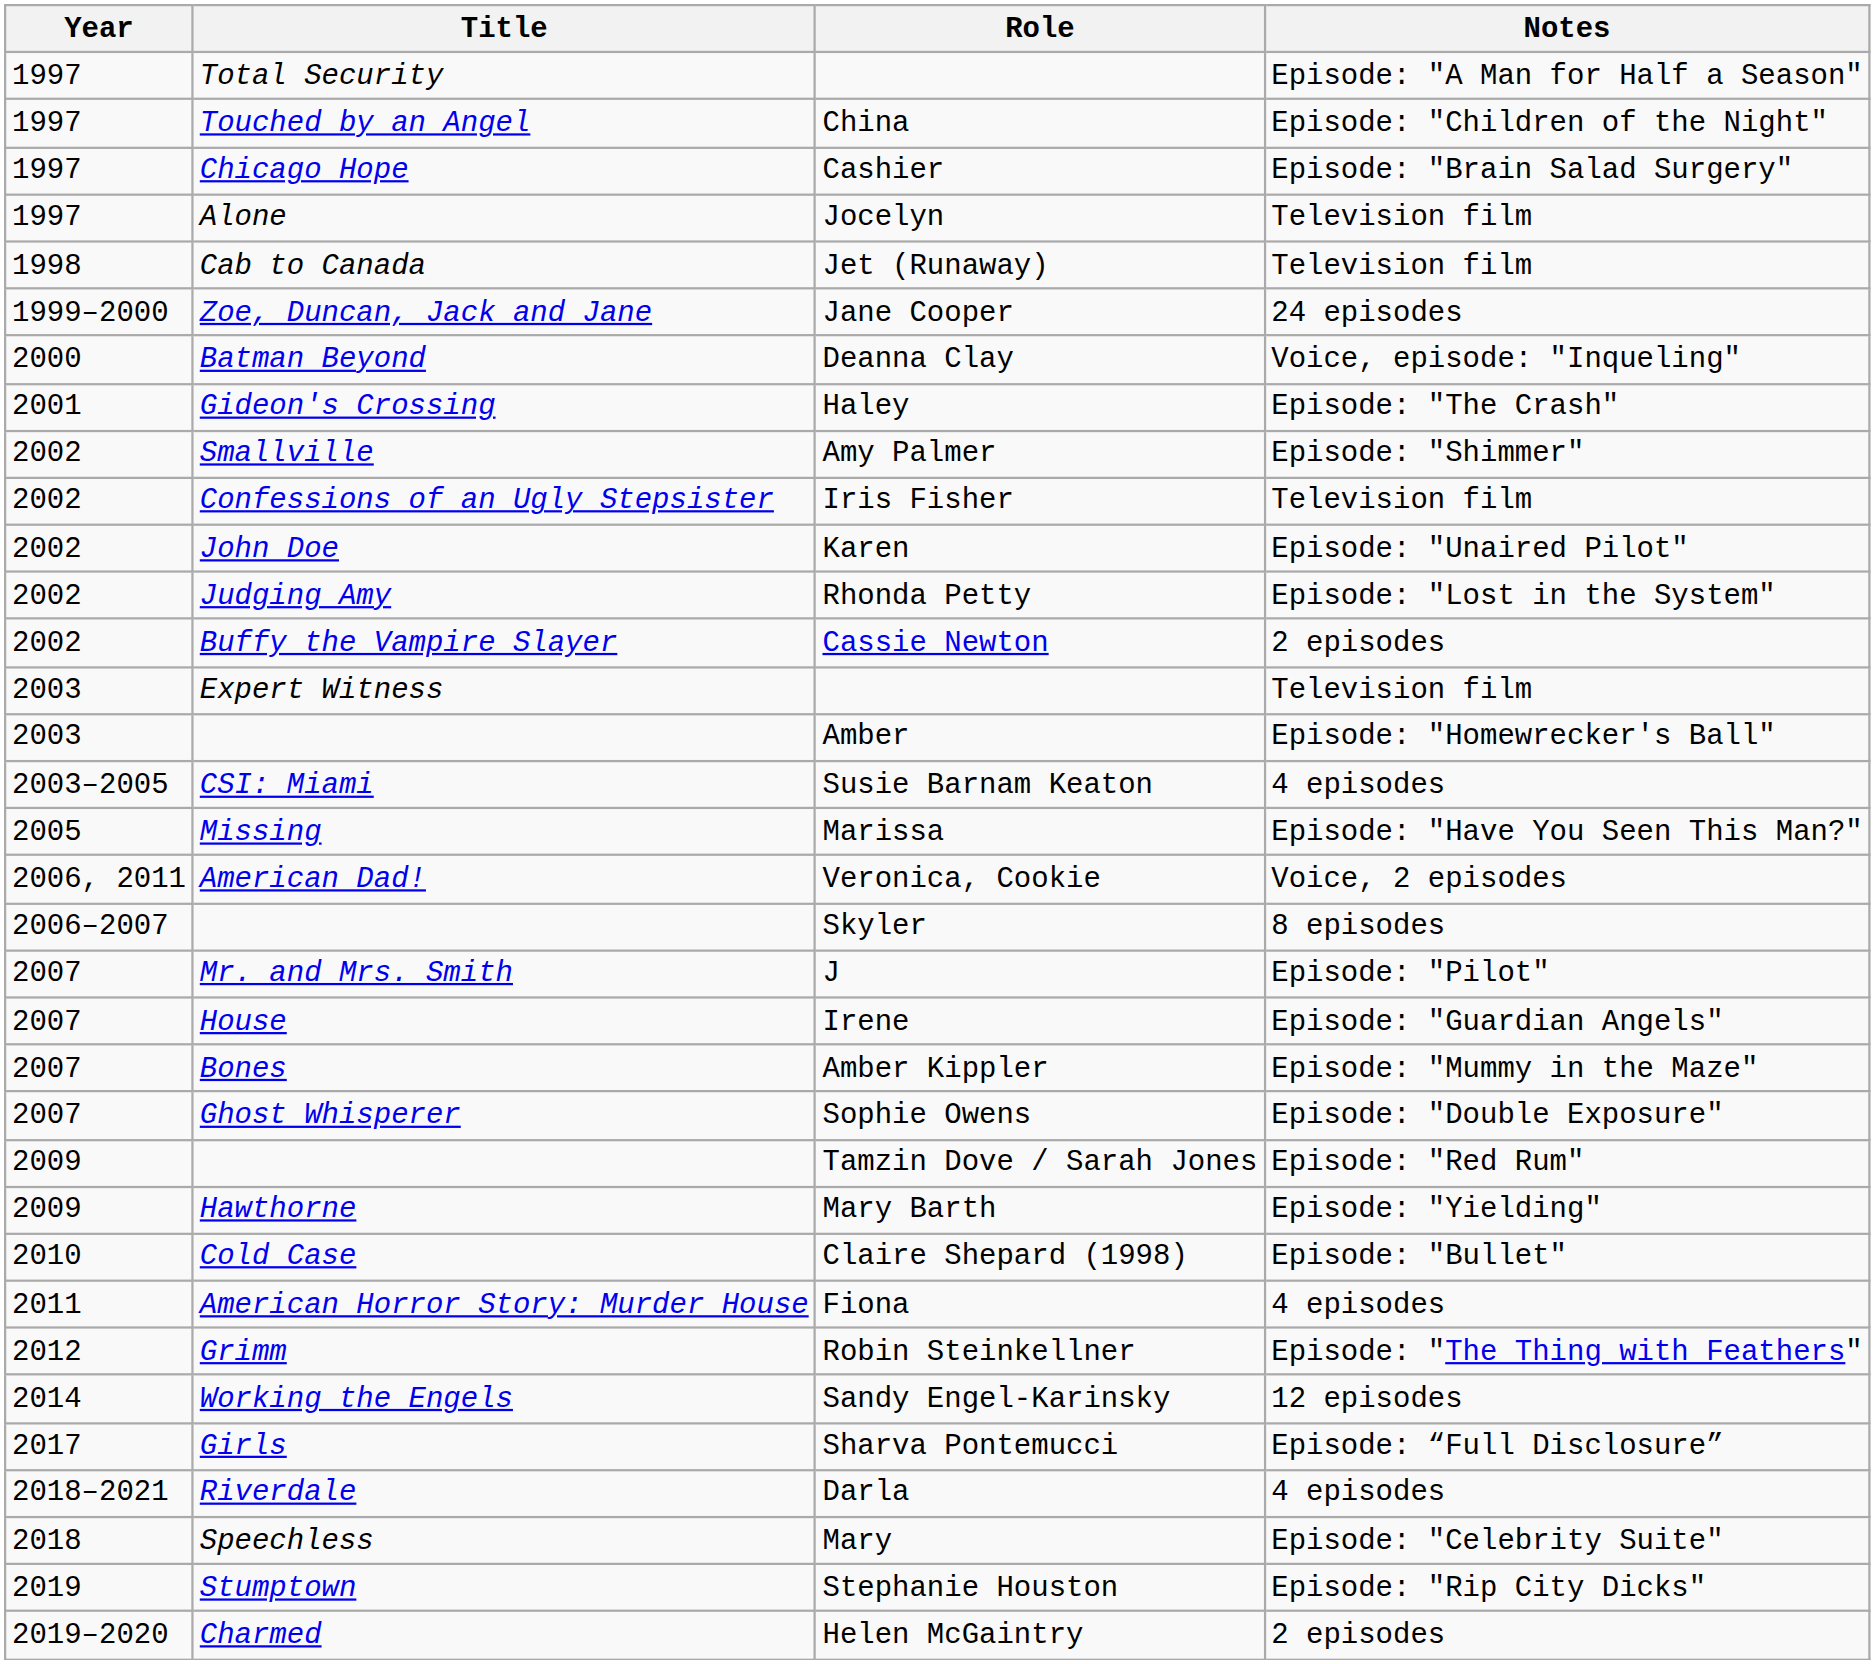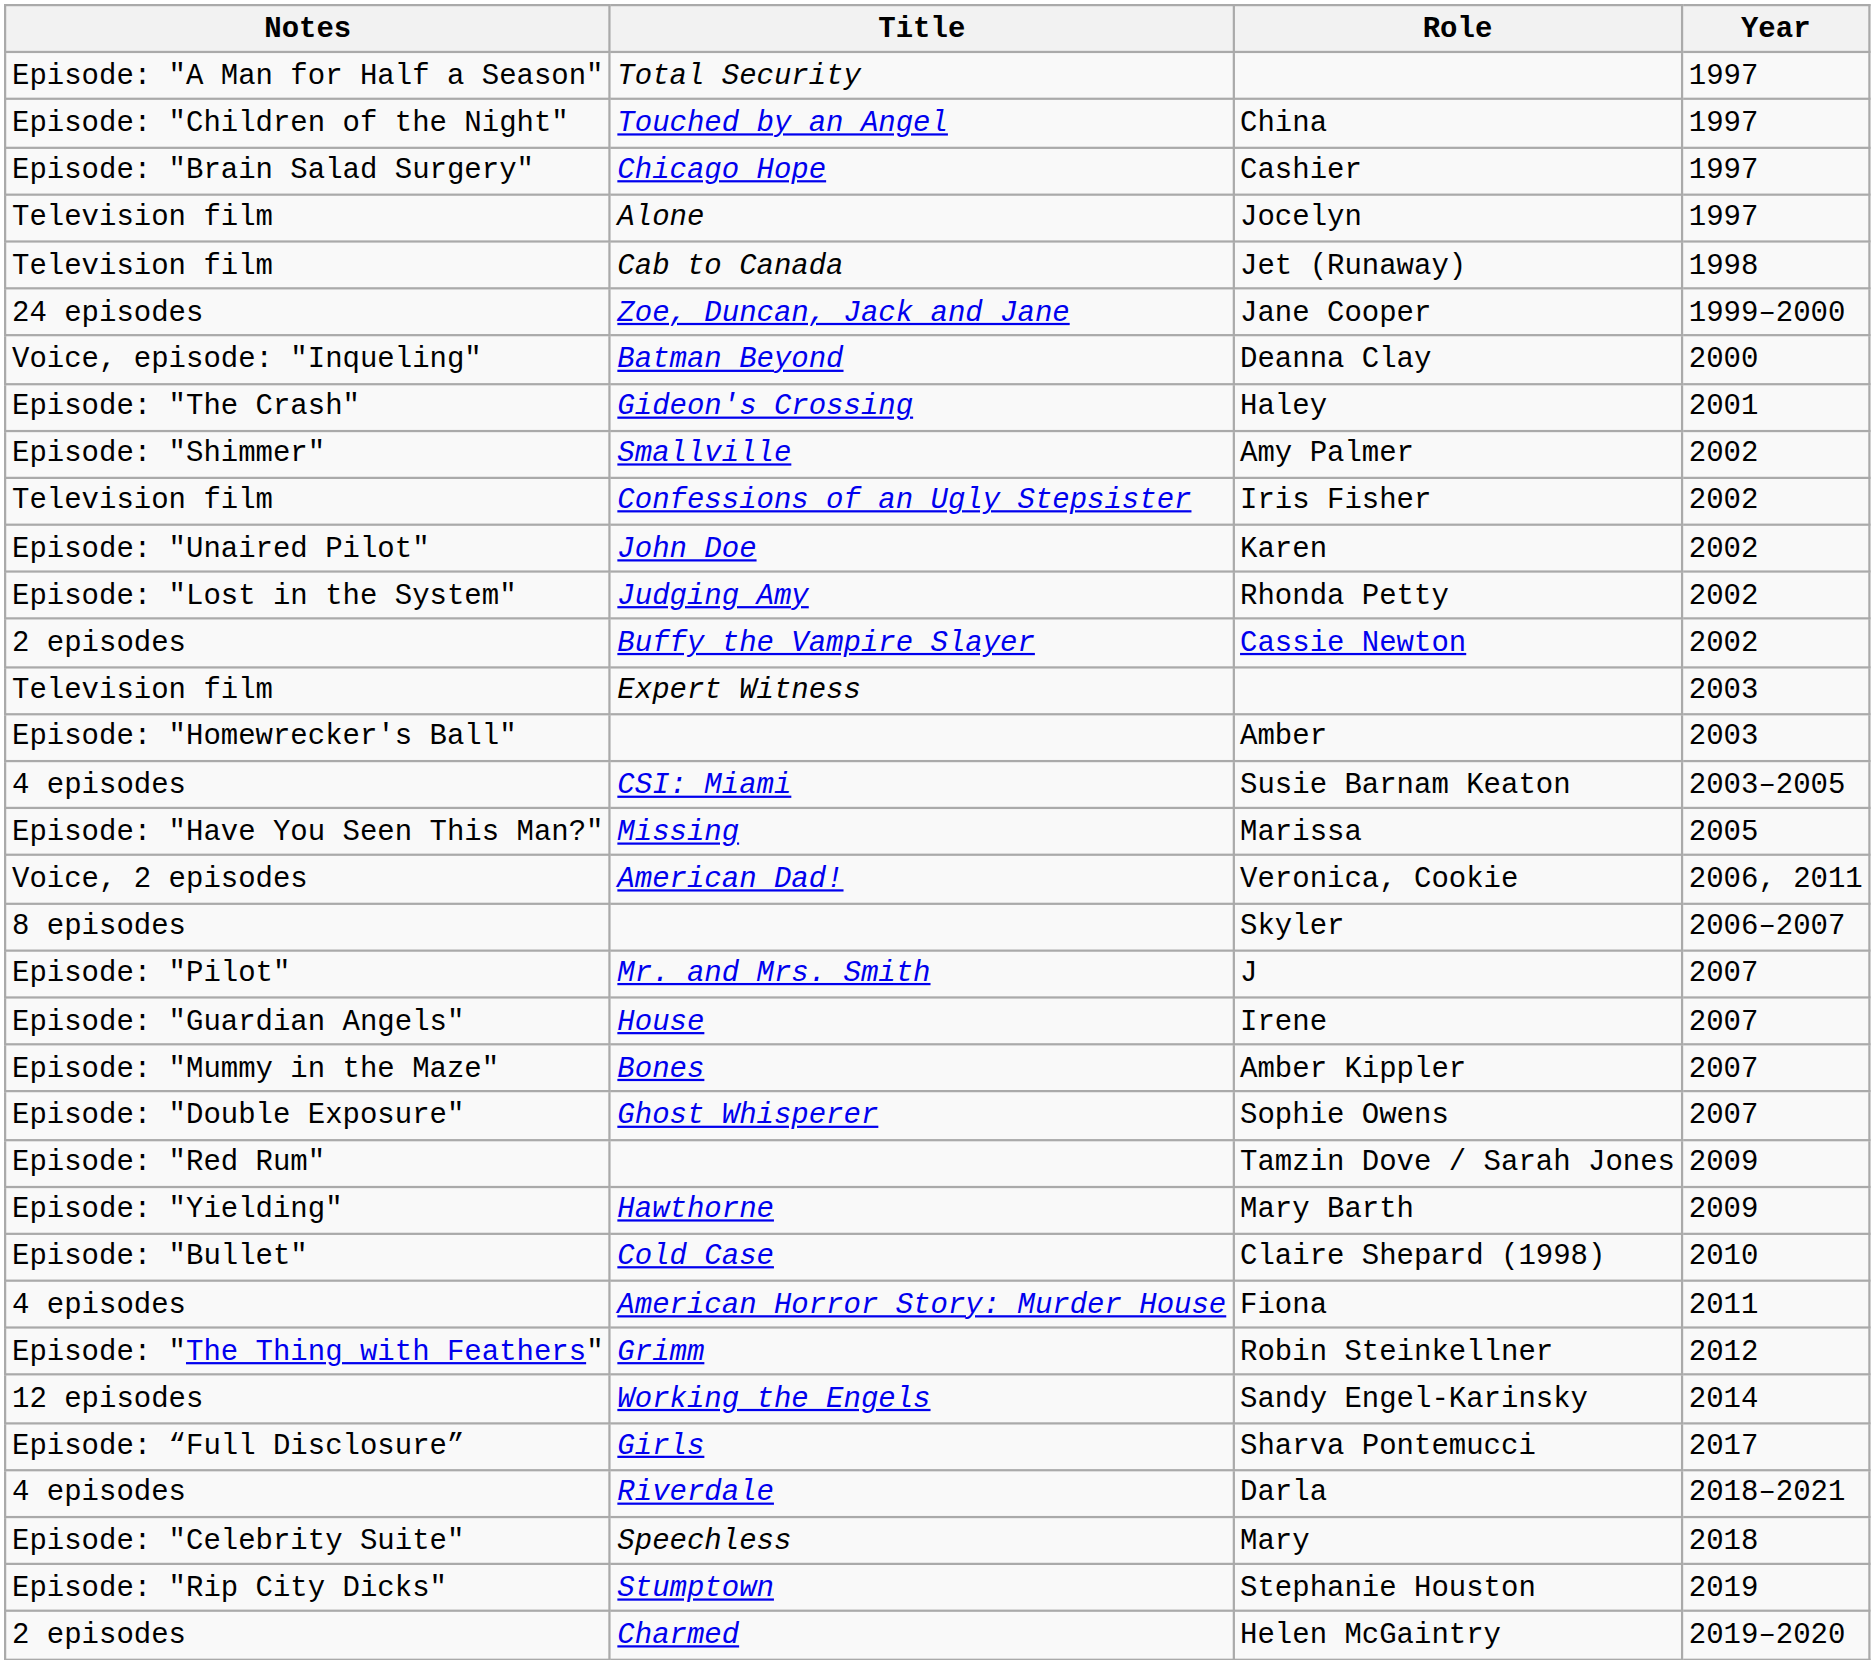columns swapped: (99, 29) <-> (1567, 29)
